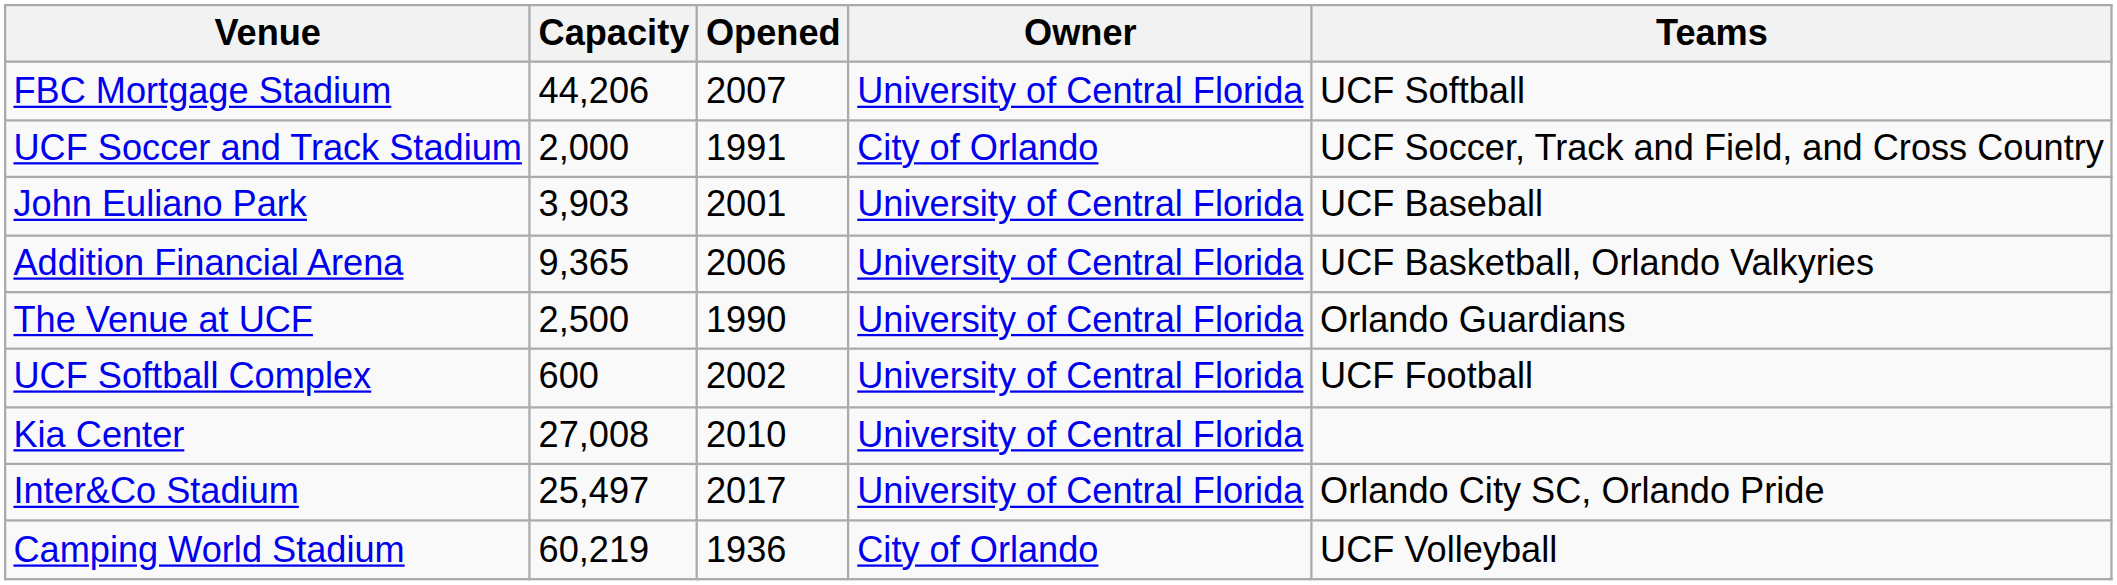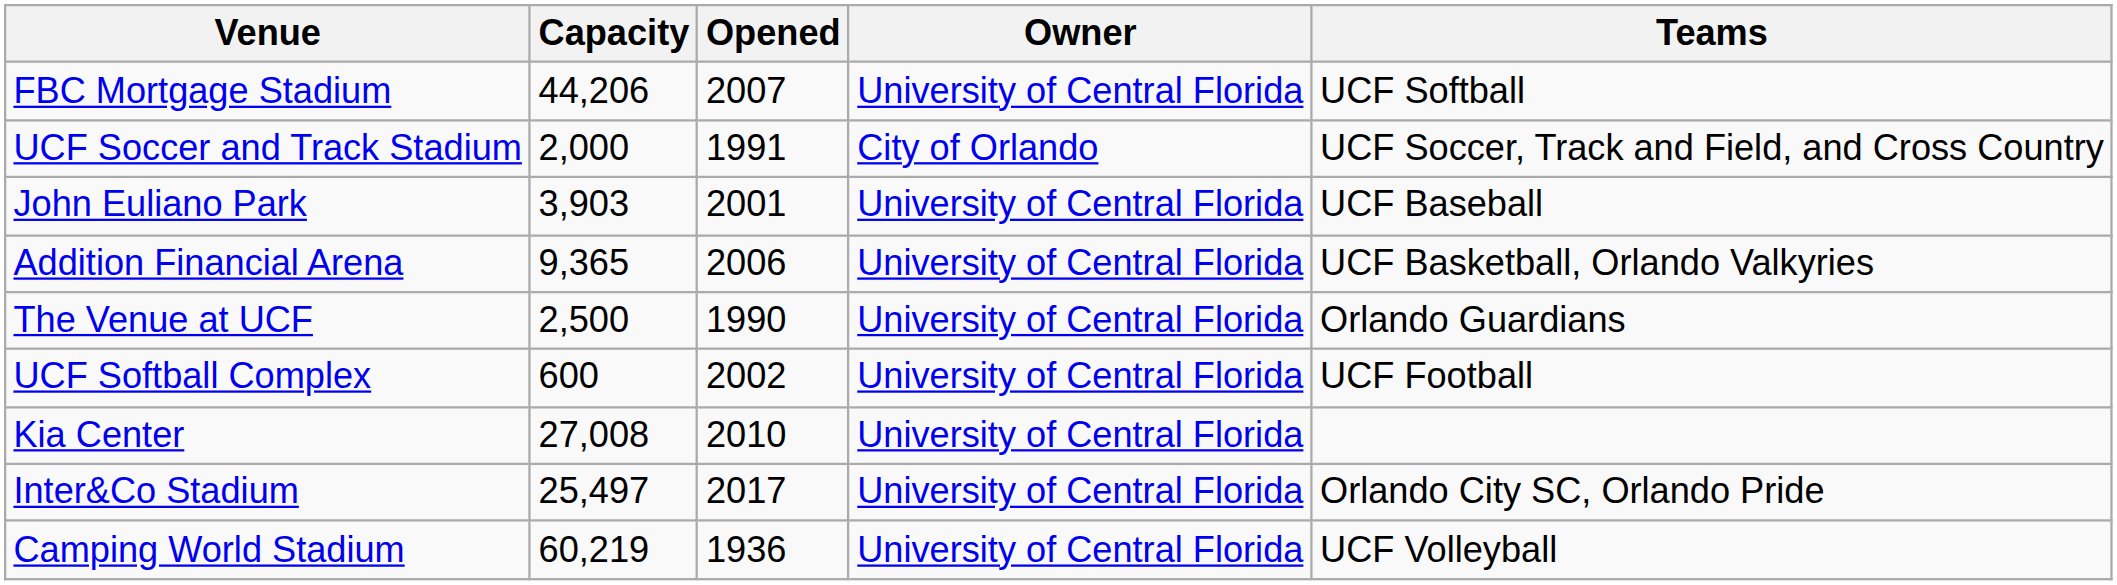(978, 549) City of Orlando -> (1080, 549) University of Central Florida
